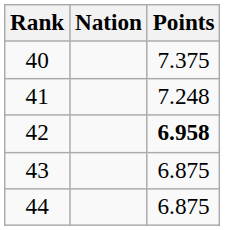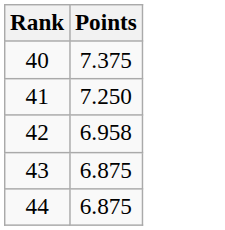- column: (108, 22)
(184, 96) 7.248 -> (106, 96) 7.250
(184, 133) bold -> (106, 133) normal
